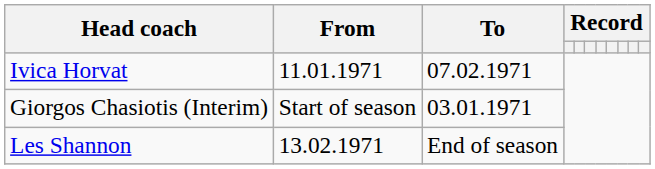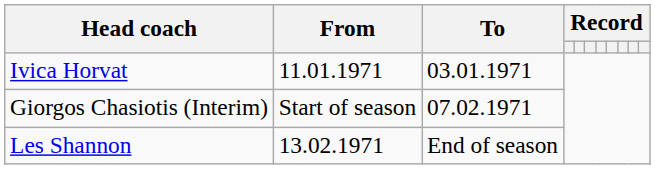(480, 70) 07.02.1971 -> (480, 70) 03.01.1971
(480, 107) 03.01.1971 -> (480, 107) 07.02.1971
